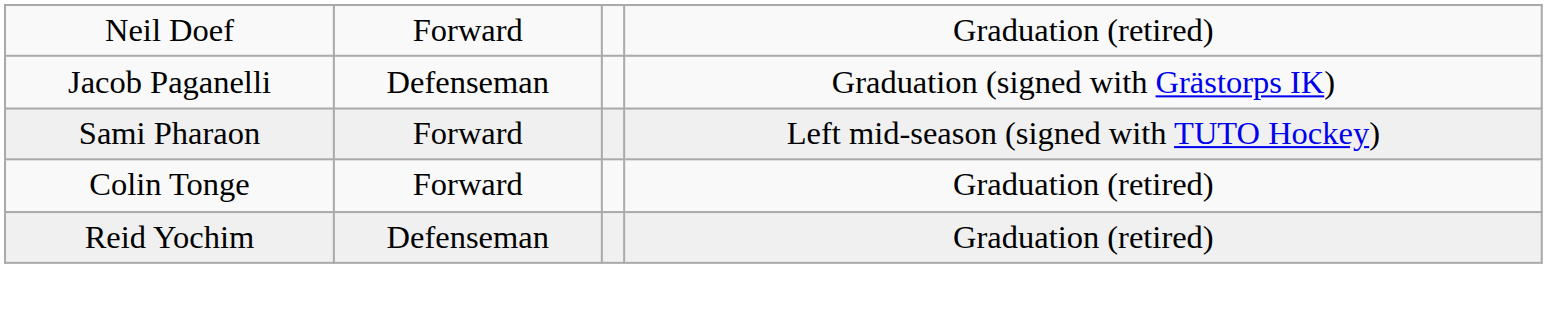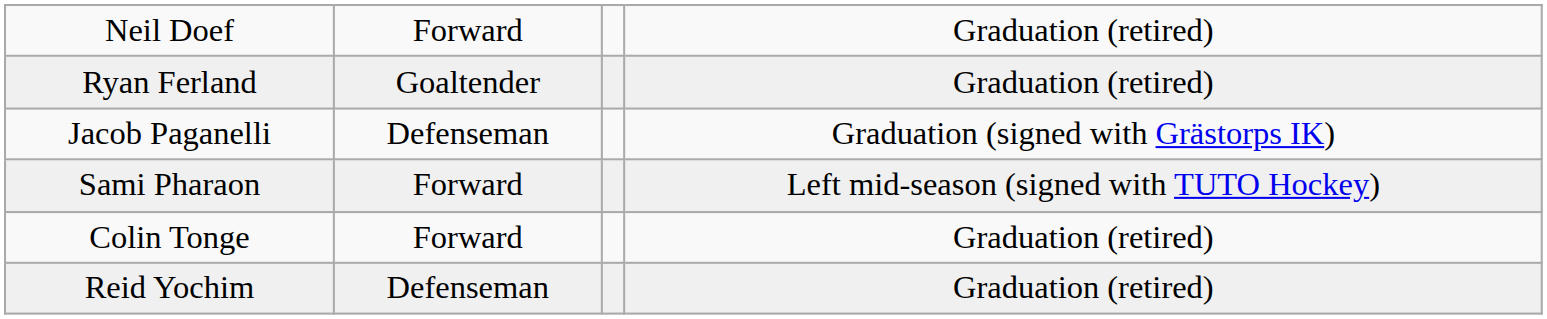+ row: (169, 81)
